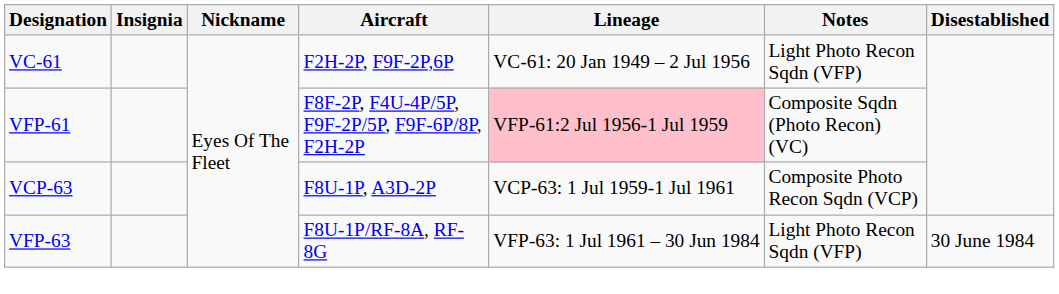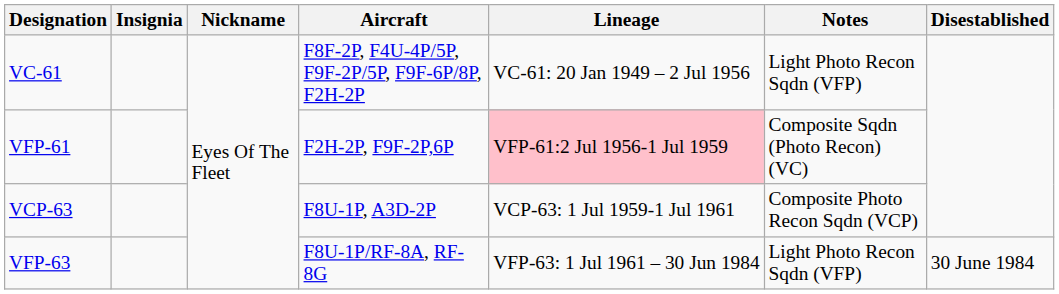(379, 61) F2H-2P, F9F-2P,6P -> (393, 72) F8F-2P, F4U-4P/5P, F9F-2P/5P, F9F-6P/8P, F2H-2P
(393, 124) F8F-2P, F4U-4P/5P, F9F-2P/5P, F9F-6P/8P, F2H-2P -> (379, 146) F2H-2P, F9F-2P,6P
